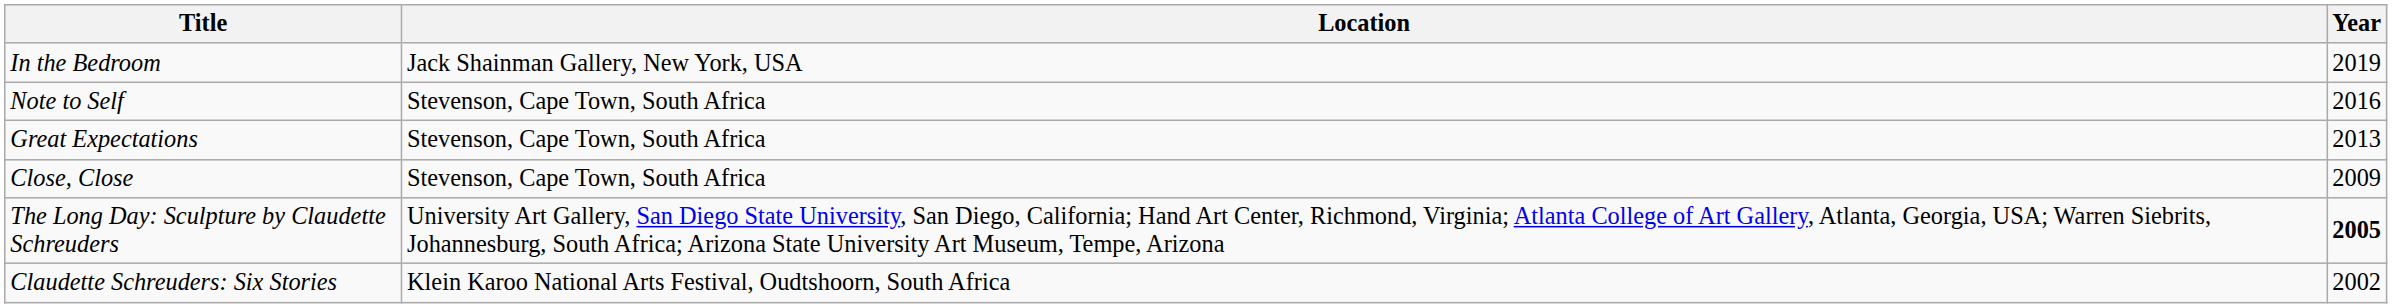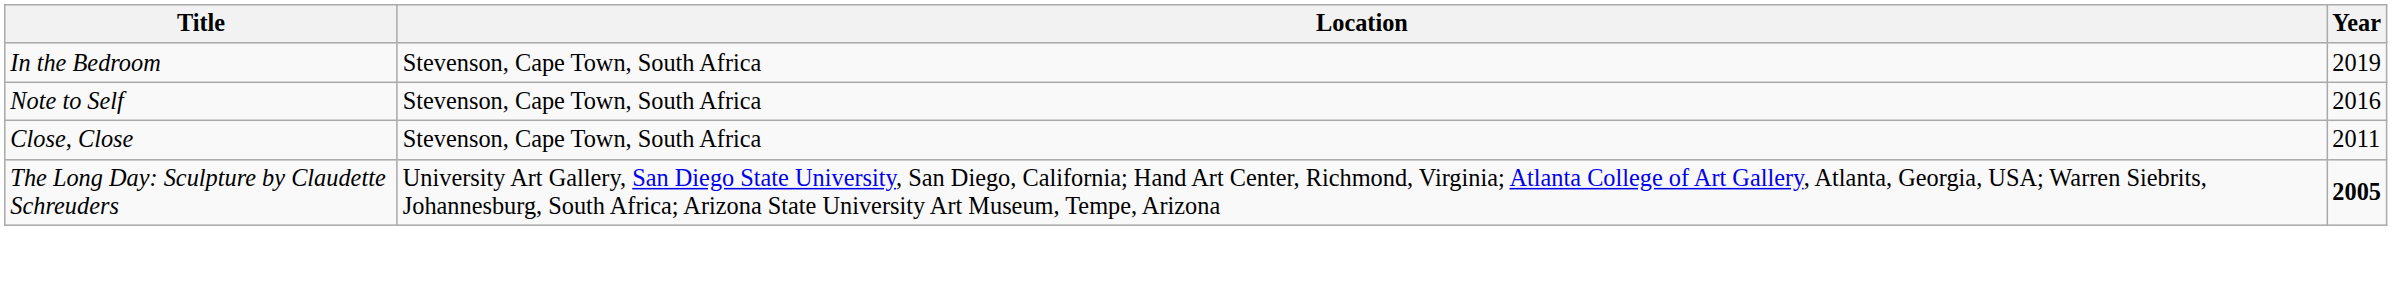(605, 62) Jack Shainman Gallery, New York, USA -> (582, 62) Stevenson, Cape Town, South Africa
- row: (104, 139)
(2357, 178) 2009 -> (2356, 139) 2011
- row: (174, 282)
